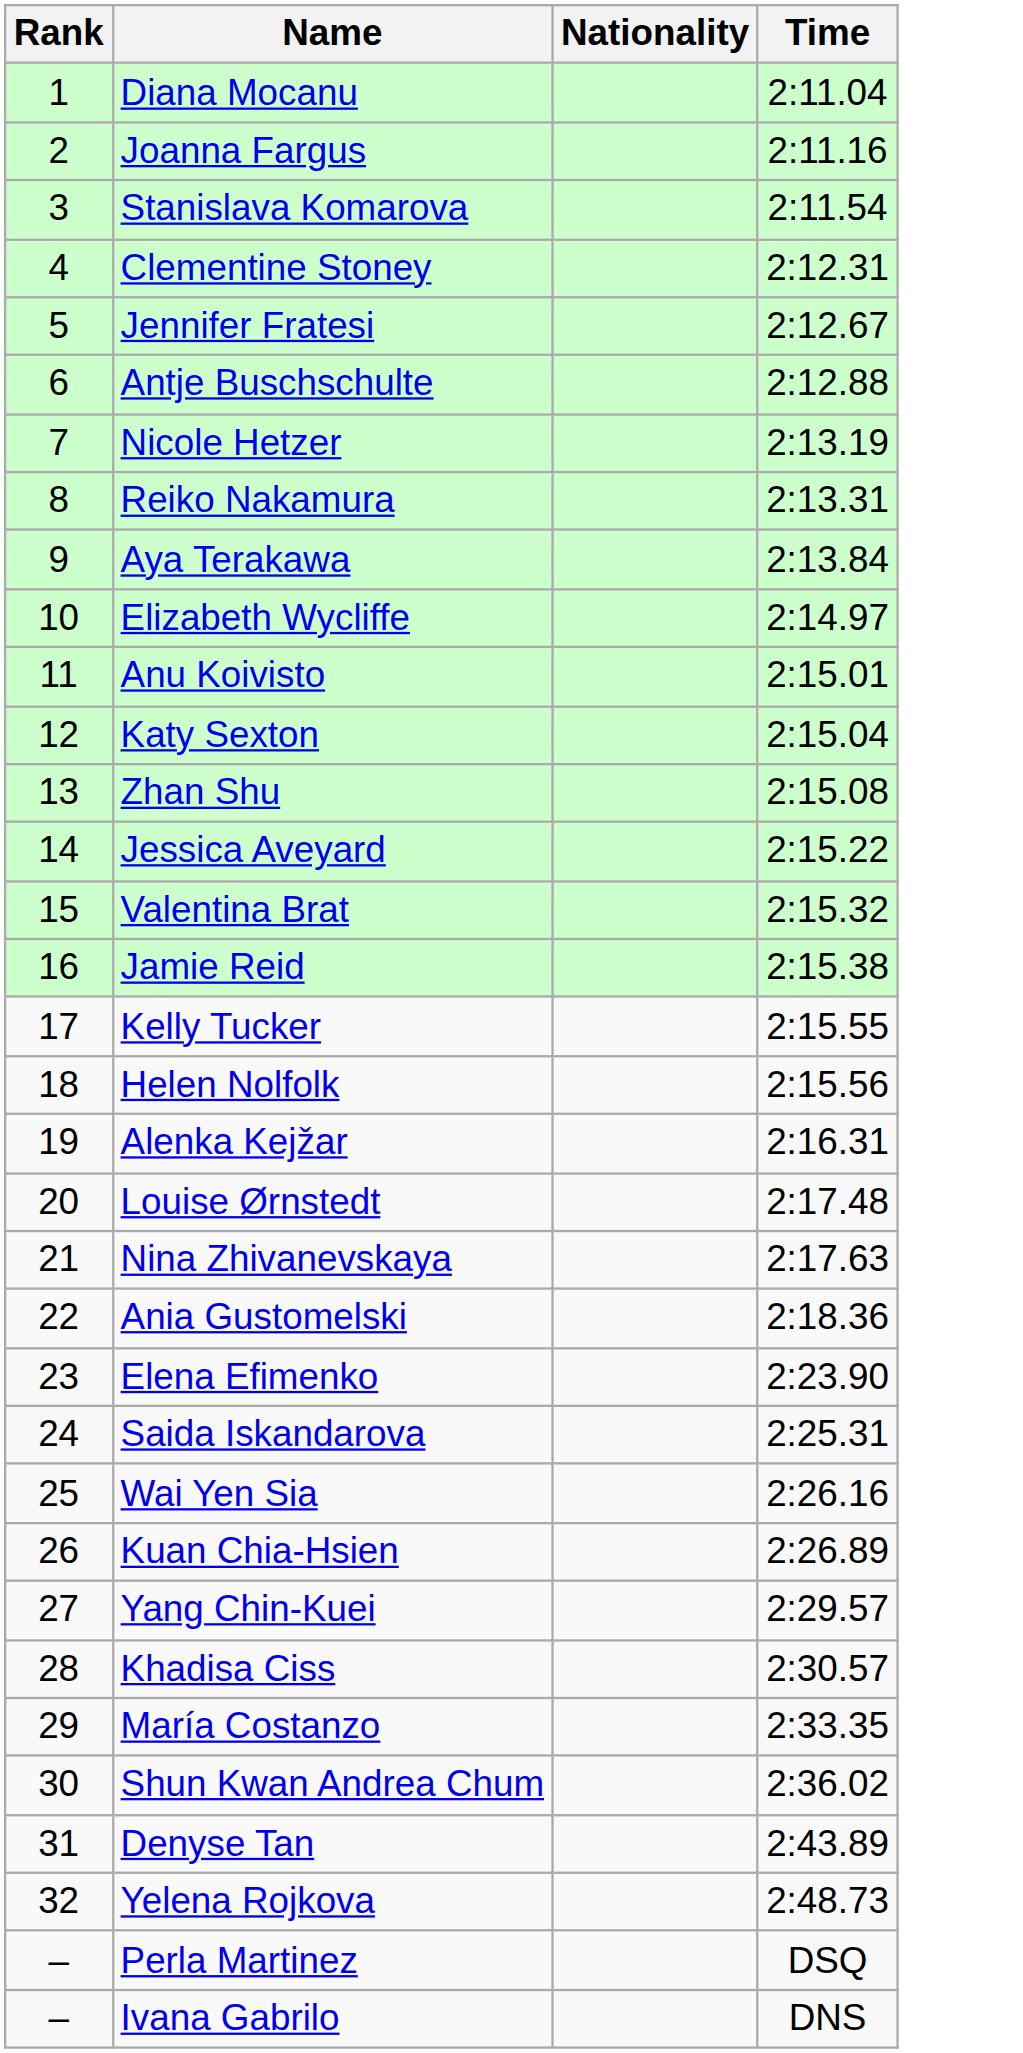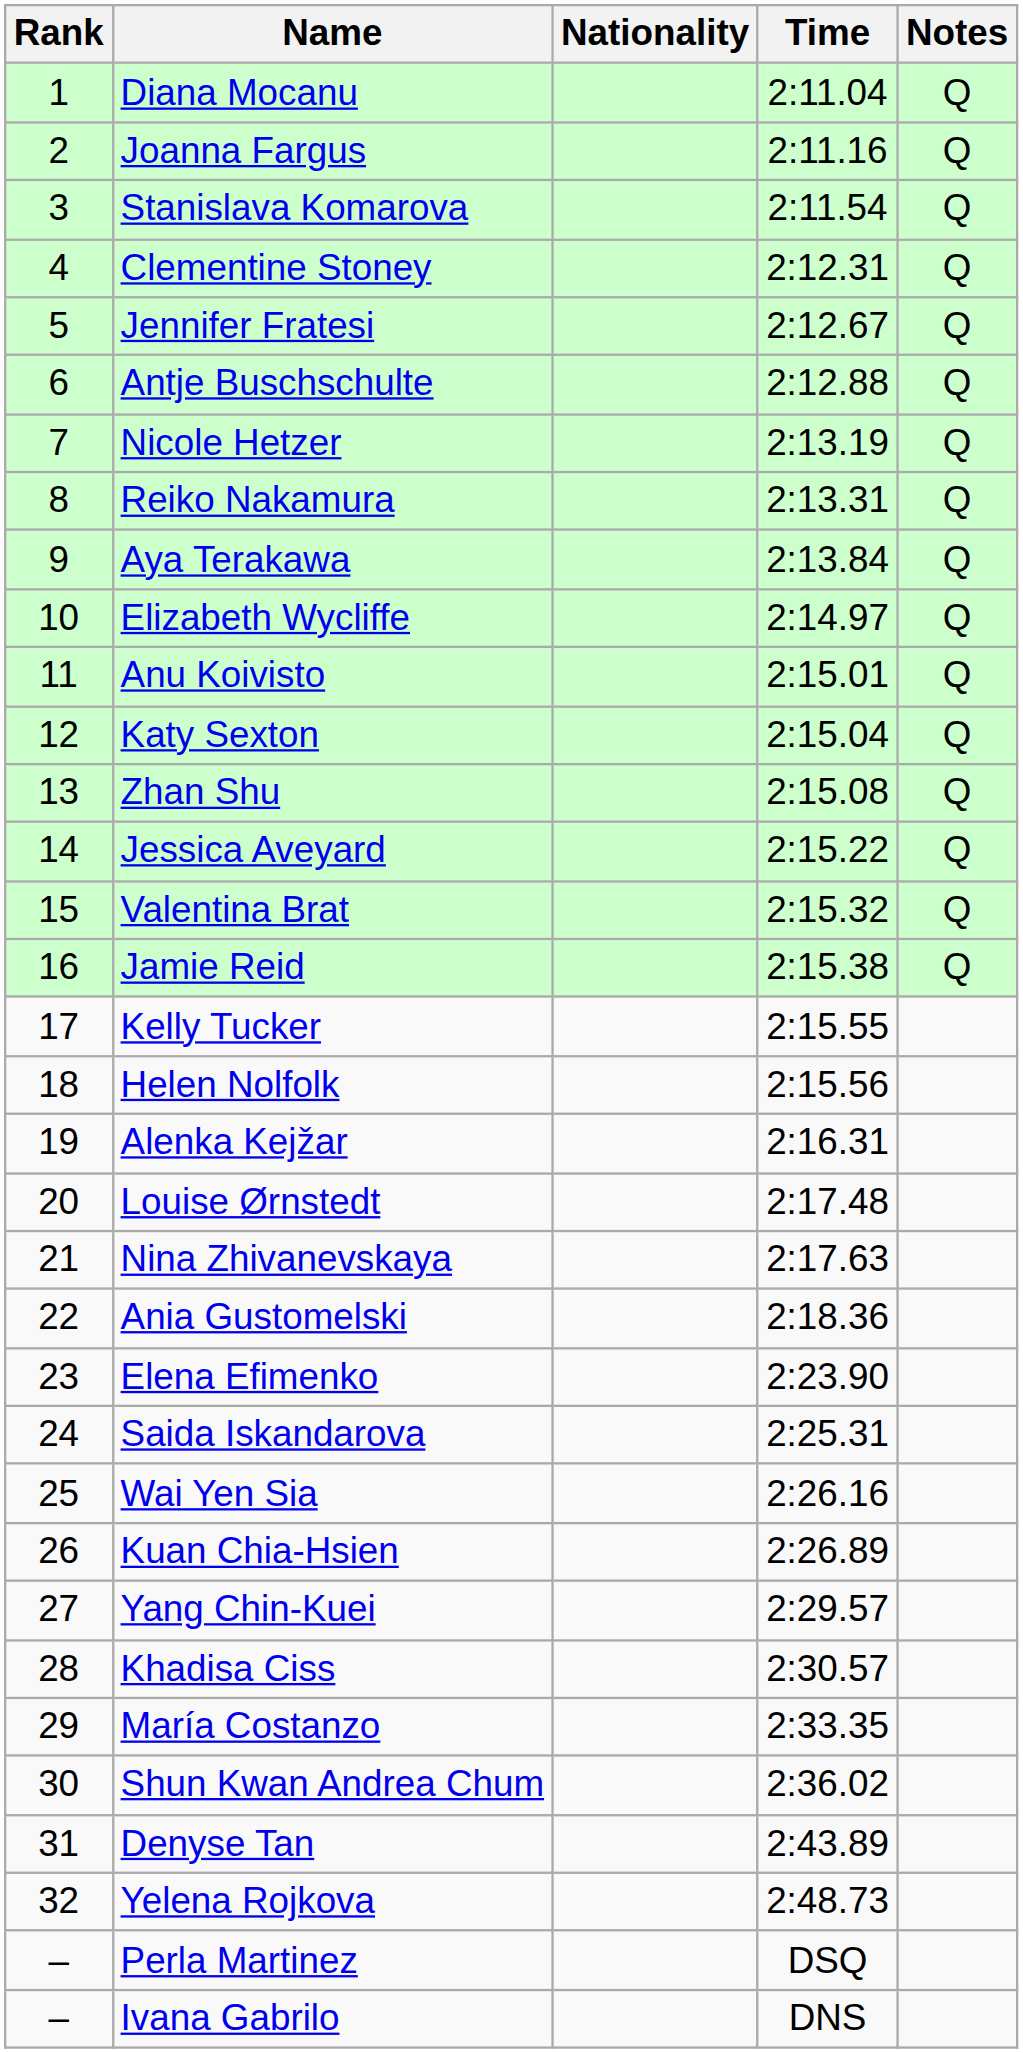+ column: (957, 33)
